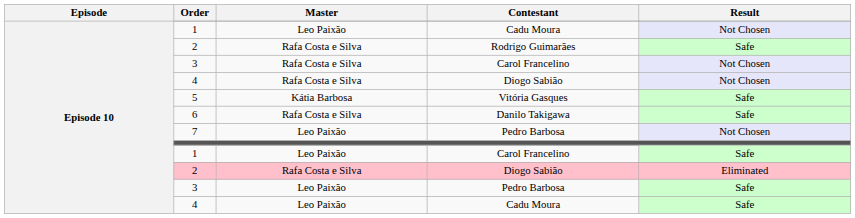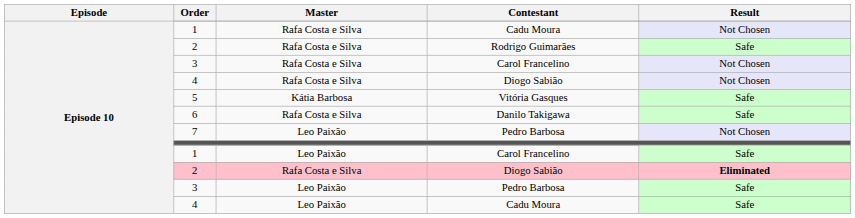(322, 30) Leo Paixão -> (322, 30) Rafa Costa e Silva
(745, 170) normal -> (745, 170) bold
